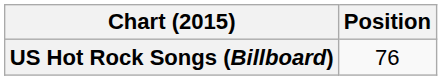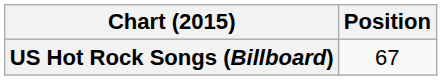(387, 57) 76 -> (387, 57) 67
